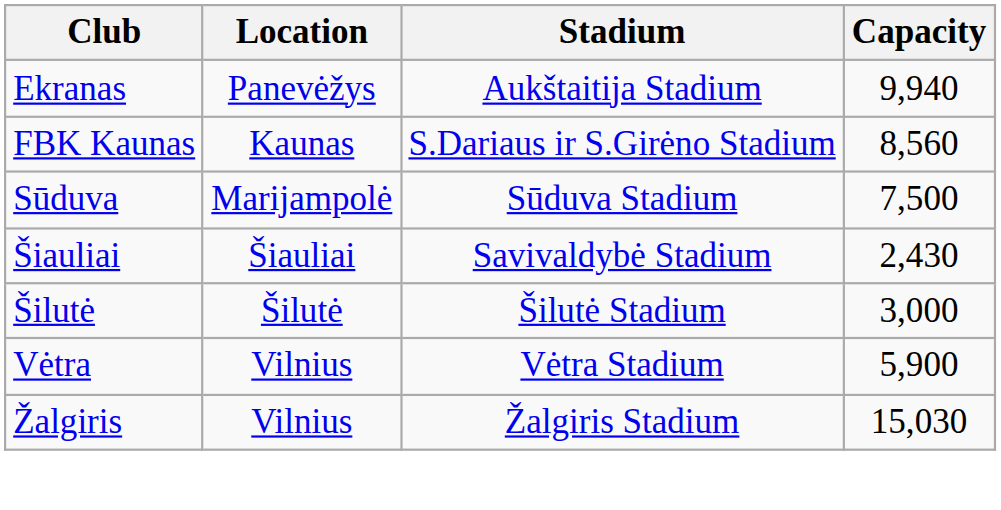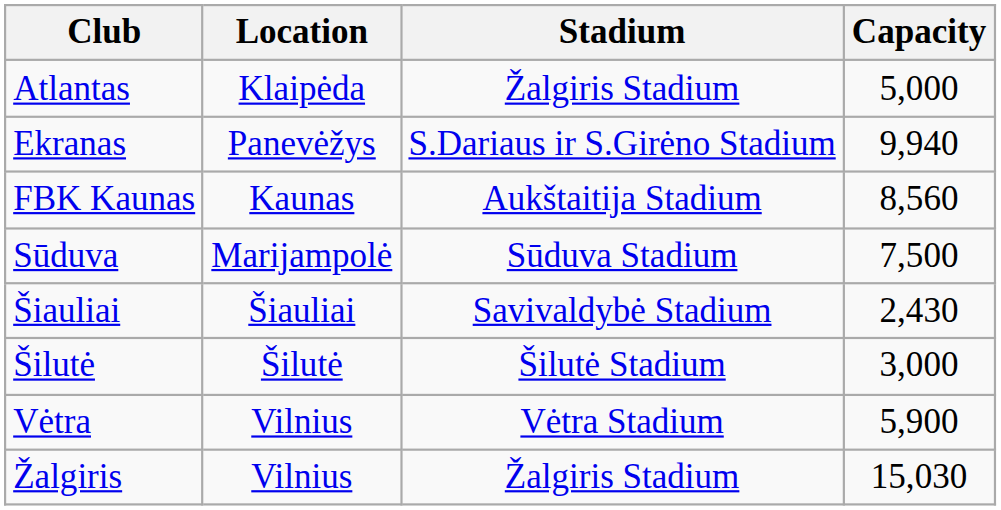+ row: (72, 87)
(622, 87) Aukštaitija Stadium -> (622, 143) S.Dariaus ir S.Girėno Stadium
(622, 143) S.Dariaus ir S.Girėno Stadium -> (622, 198) Aukštaitija Stadium
